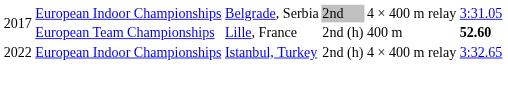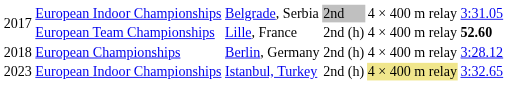(385, 32) 400 m -> (412, 32) 4 × 400 m relay
+ row: (108, 52)
(18, 52) 2022 -> (18, 71) 2023
(412, 52) no background -> (412, 71) khaki background
